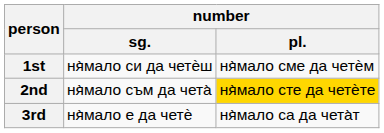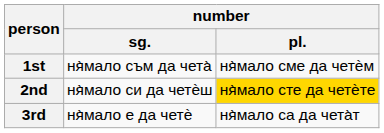(140, 66) ня̀мало си да четѐш -> (139, 66) ня̀мало съм да чета̀
(139, 90) ня̀мало съм да чета̀ -> (140, 90) ня̀мало си да четѐш
